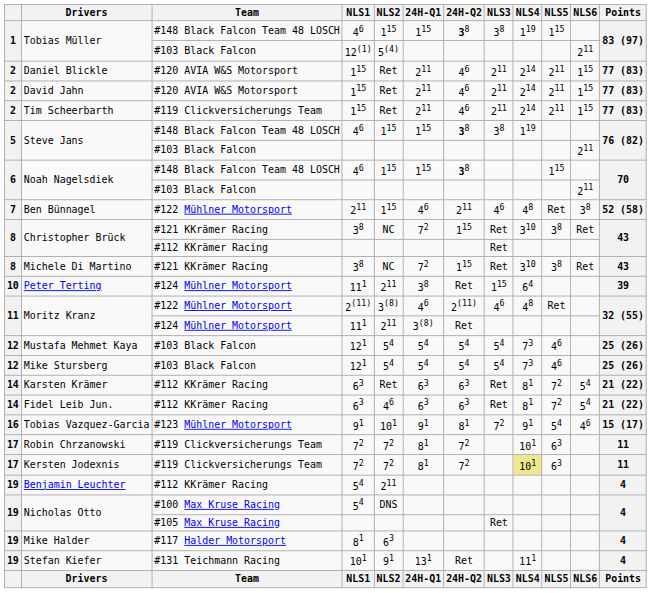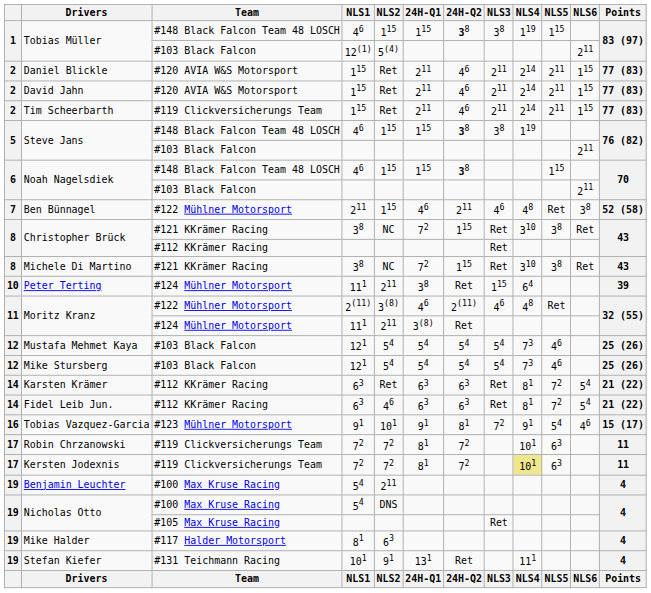(211, 485) #112 KKrämer Racing -> (217, 485) #100 Max Kruse Racing
